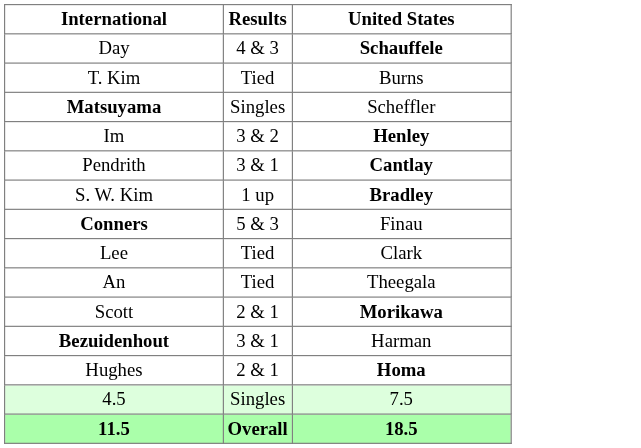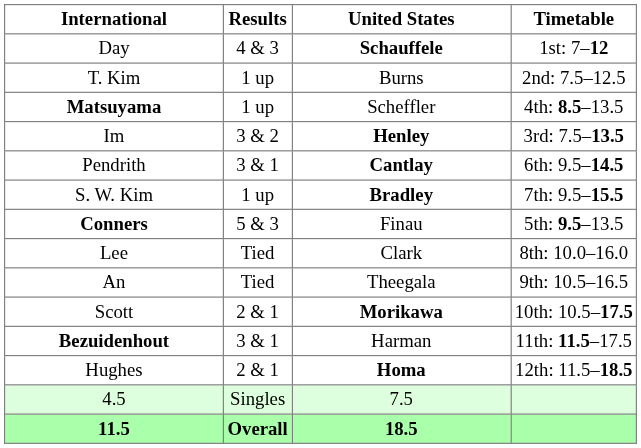+ column: (574, 19)
(258, 77) Tied -> (258, 77) 1 up
(258, 106) Singles -> (258, 106) 1 up
